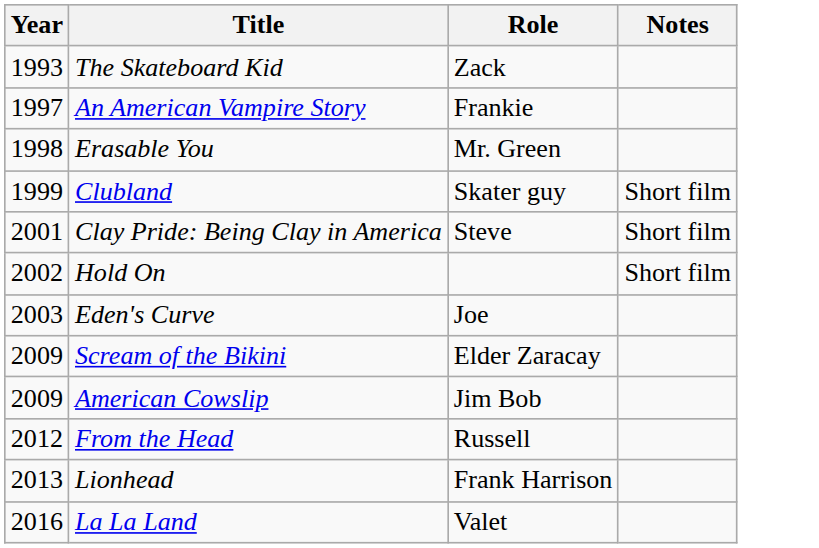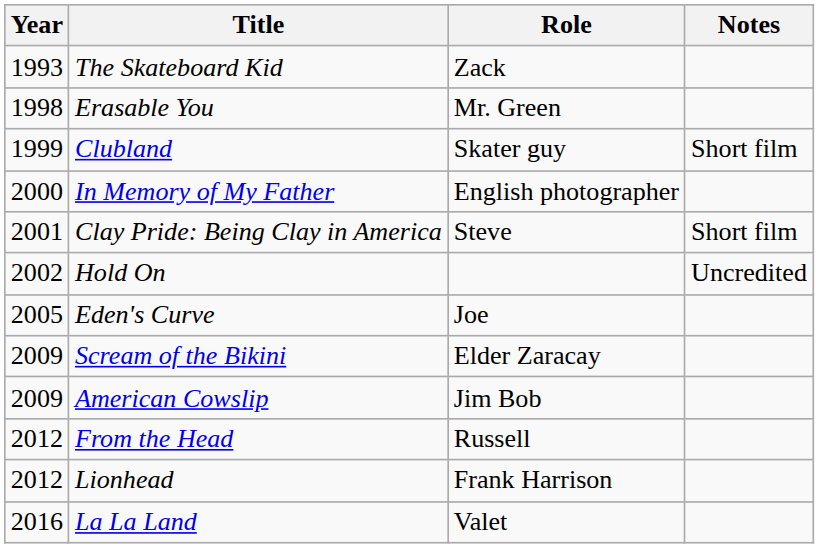- row: (220, 107)
+ row: (205, 190)
(678, 273) Short film -> (749, 273) Uncredited
(37, 314) 2003 -> (37, 314) 2005
(37, 480) 2013 -> (37, 480) 2012
